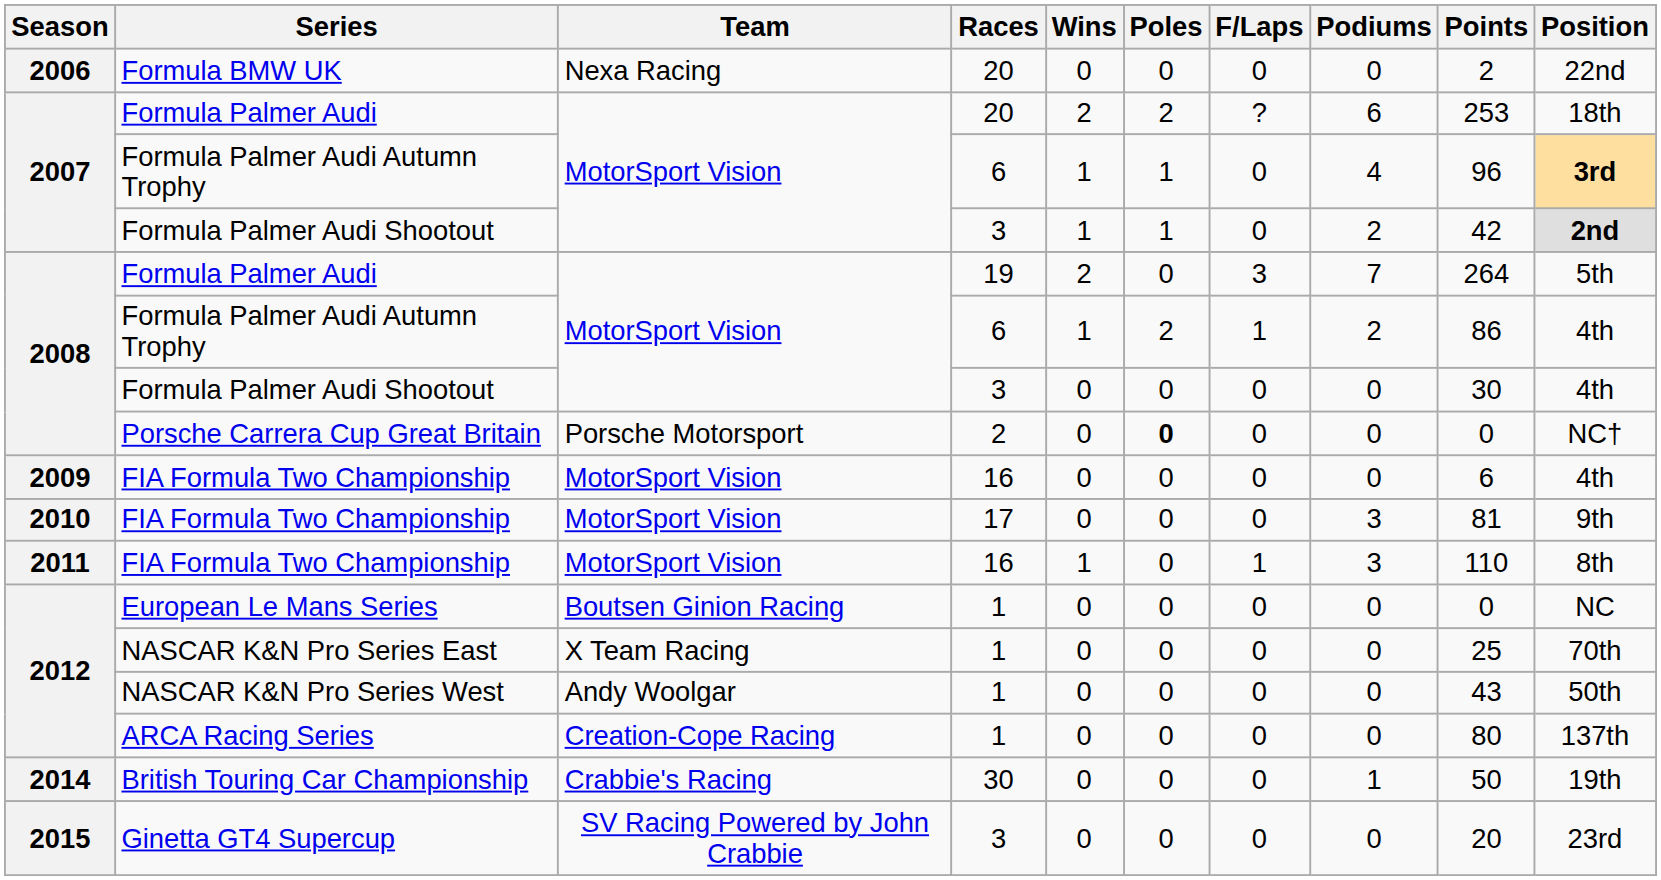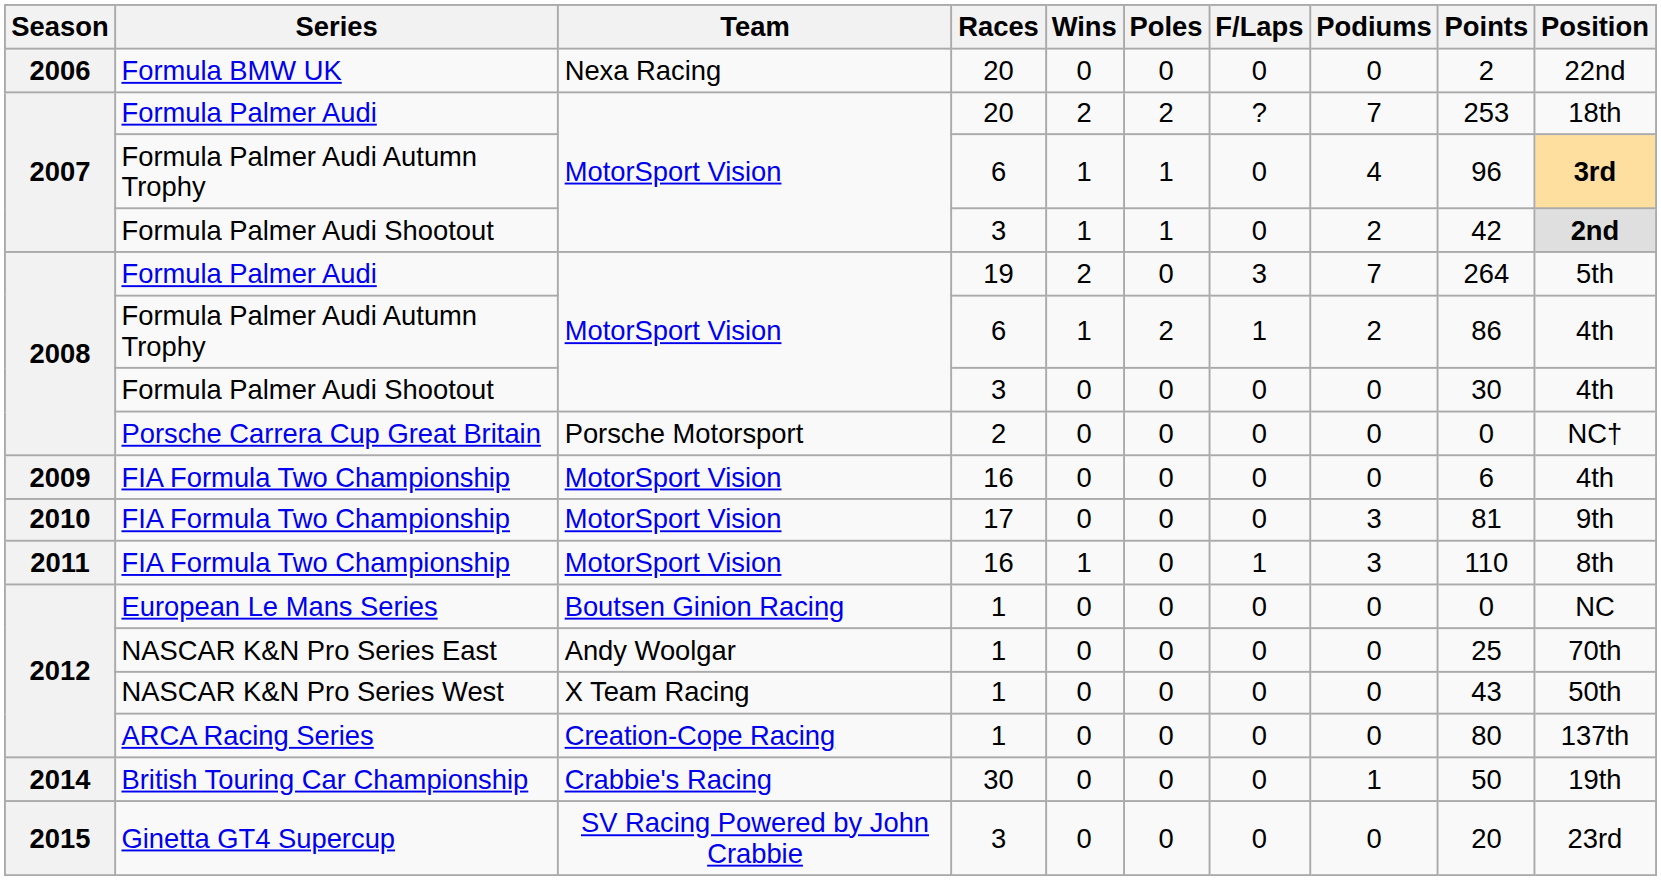(1374, 113) 6 -> (1374, 113) 7
(1166, 434) bold -> (1166, 434) normal
(657, 650) X Team Racing -> (650, 650) Andy Woolgar
(650, 693) Andy Woolgar -> (657, 693) X Team Racing
